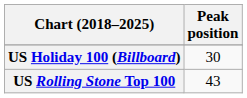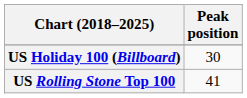(213, 81) 43 -> (213, 81) 41
